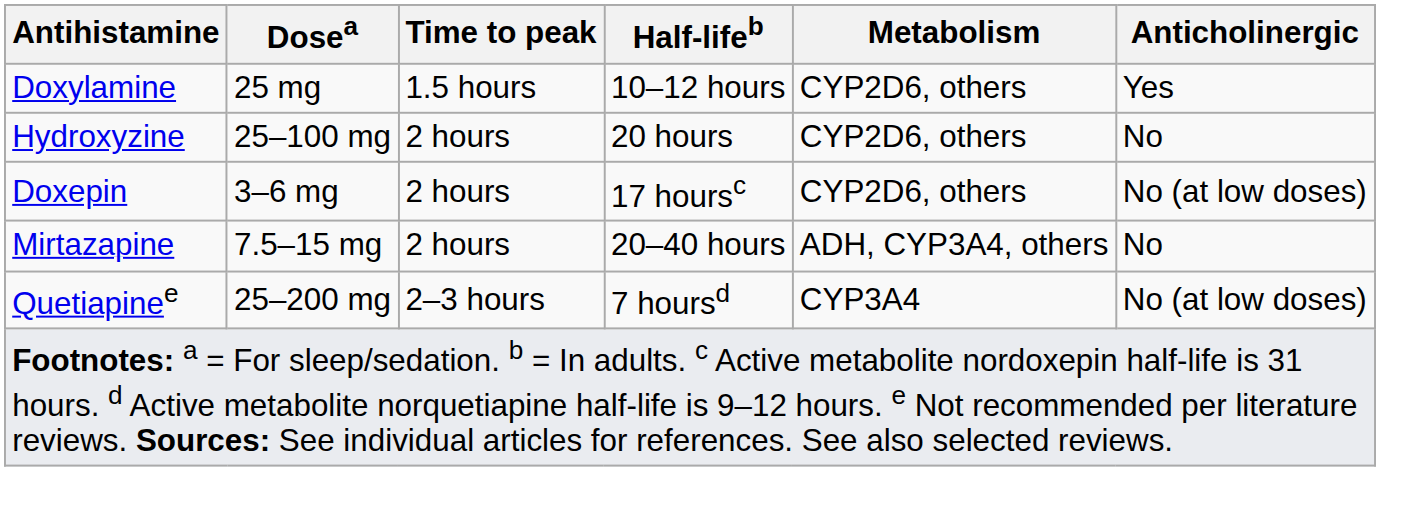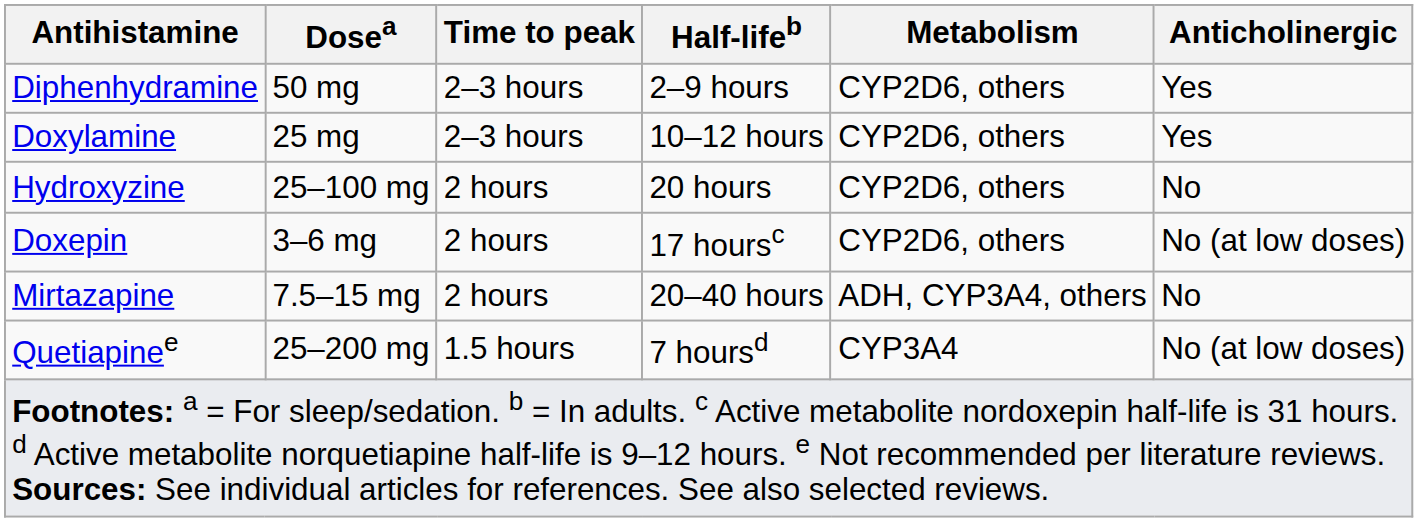+ row: (135, 87)
(471, 87) 1.5 hours -> (514, 137) 2–3 hours
(475, 299) 2–3 hours -> (509, 348) 1.5 hours
